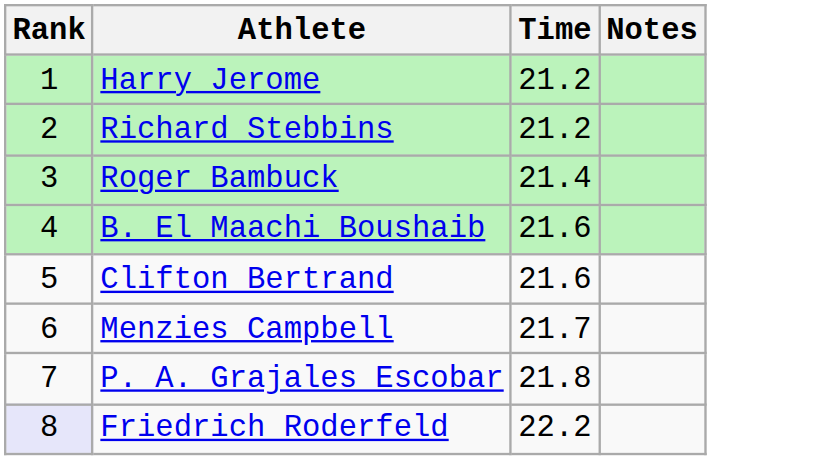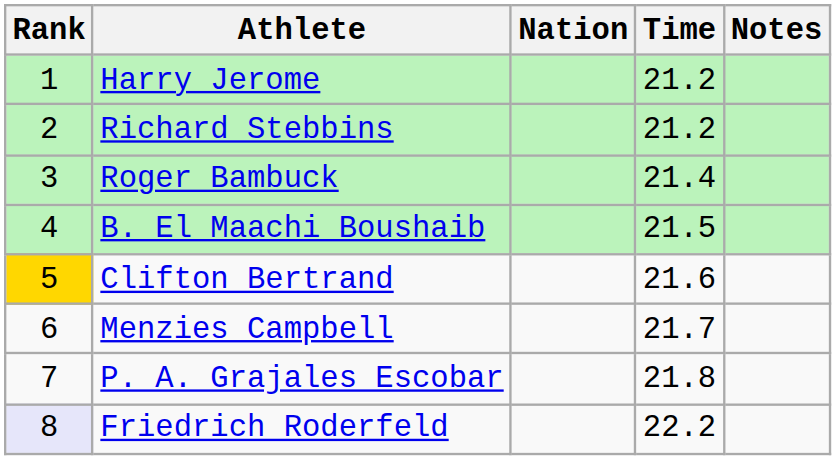+ column: (573, 30)
(555, 229) 21.6 -> (679, 229) 21.5
(49, 279) no background -> (49, 279) gold background
